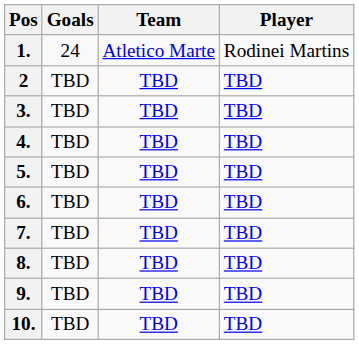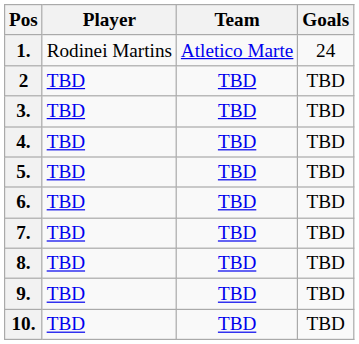columns swapped: (286, 19) <-> (70, 19)
